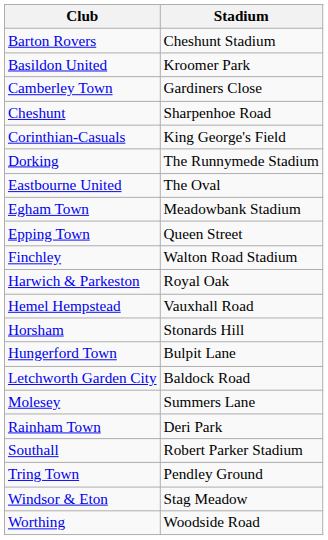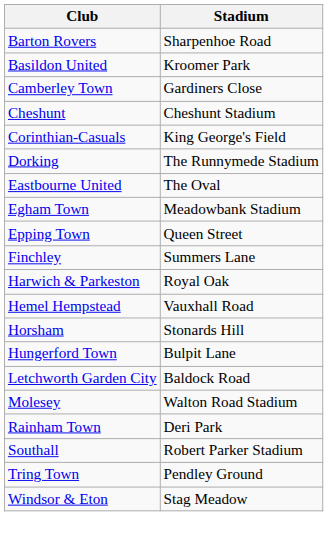(220, 40) Cheshunt Stadium -> (217, 40) Sharpenhoe Road
(217, 112) Sharpenhoe Road -> (220, 112) Cheshunt Stadium
(231, 257) Walton Road Stadium -> (209, 257) Summers Lane
(209, 402) Summers Lane -> (231, 402) Walton Road Stadium
- row: (37, 522)
